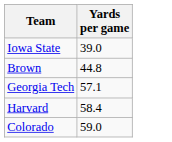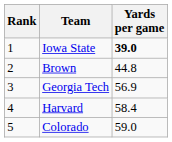+ column: (22, 21)
(91, 48) normal -> (126, 48) bold
(91, 87) 57.1 -> (126, 87) 56.9
